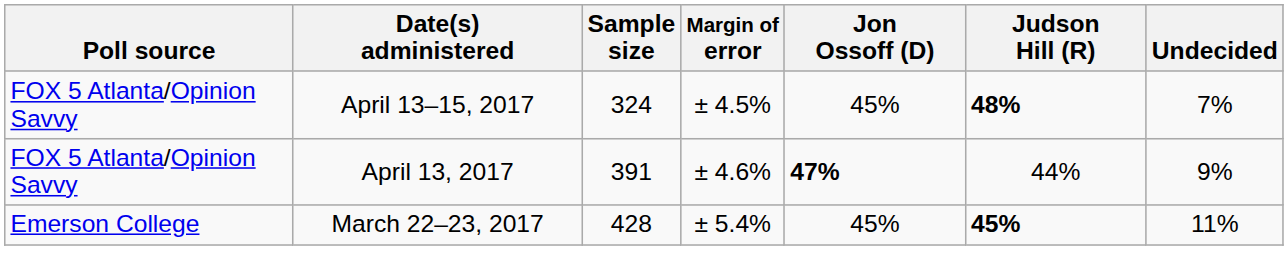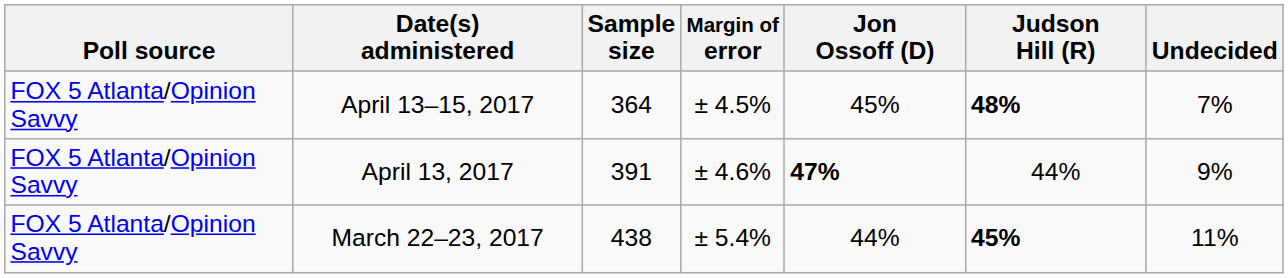(631, 104) 324 -> (631, 104) 364
(105, 224) Emerson College -> (133, 238) FOX 5 Atlanta/Opinion Savvy
(631, 224) 428 -> (631, 238) 438
(875, 224) 45% -> (875, 238) 44%
